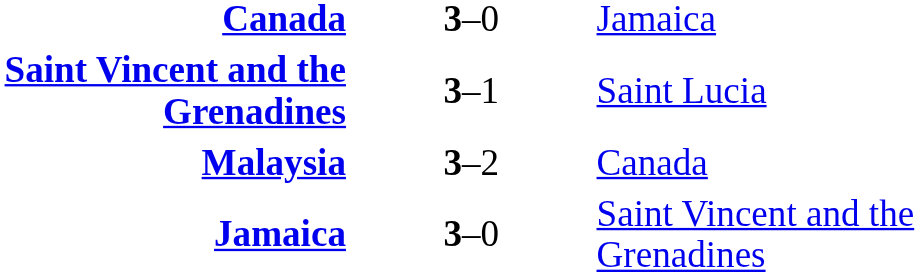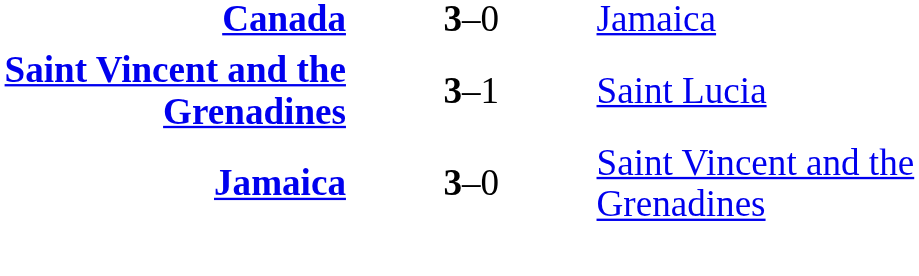- row: (274, 162)
